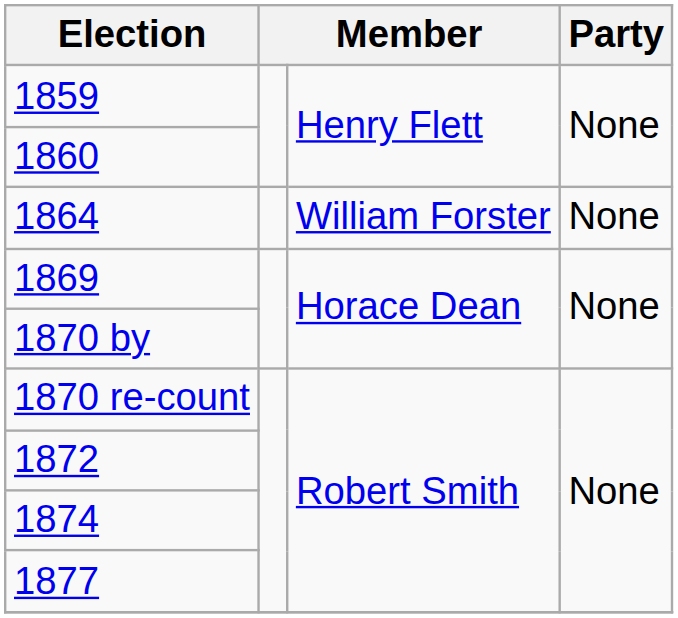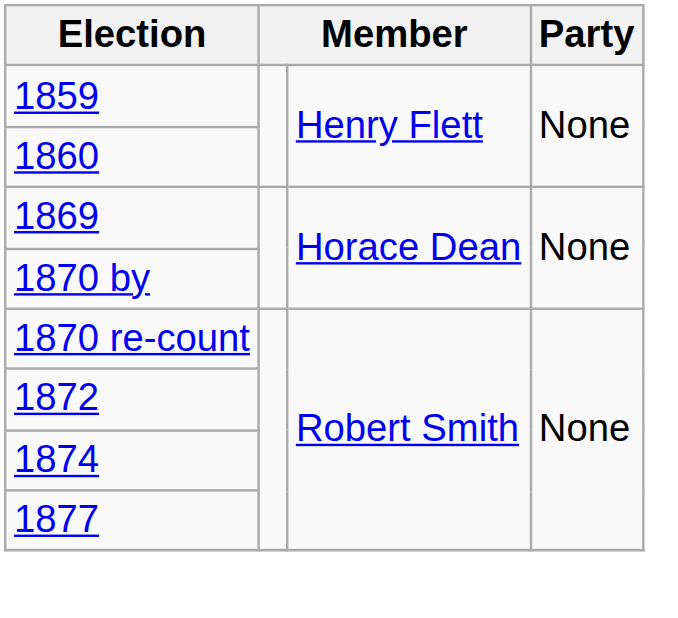- row: (57, 216)
